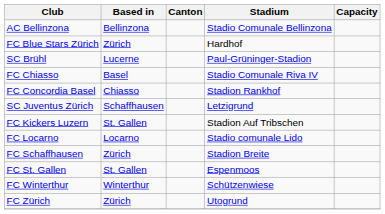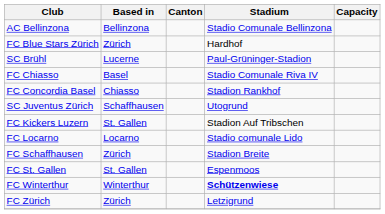(230, 106) Letzigrund -> (227, 106) Utogrund
(240, 185) normal -> (243, 185) bold
(227, 201) Utogrund -> (230, 201) Letzigrund
